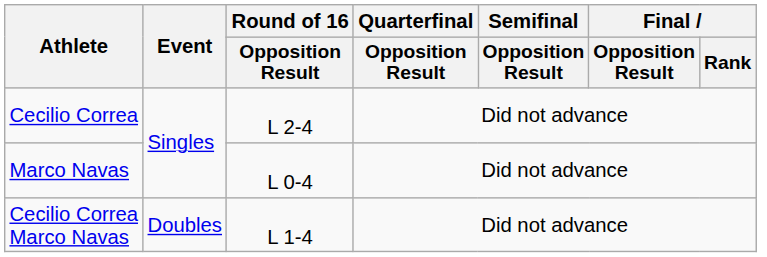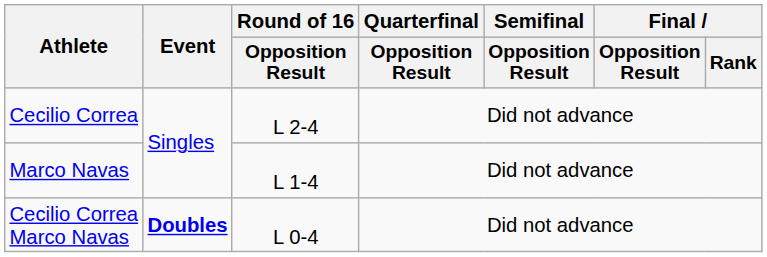(290, 182) L 0-4 -> (296, 182) L 1-4
(185, 225) normal -> (188, 225) bold
(290, 236) L 1-4 -> (296, 236) L 0-4
